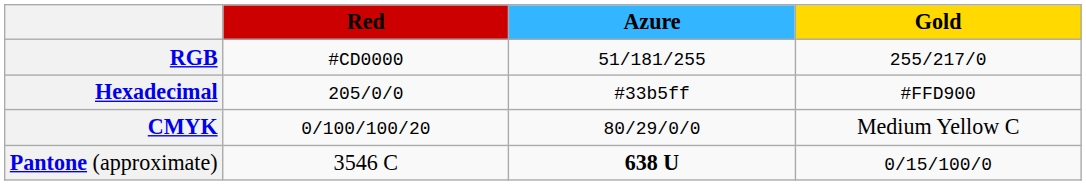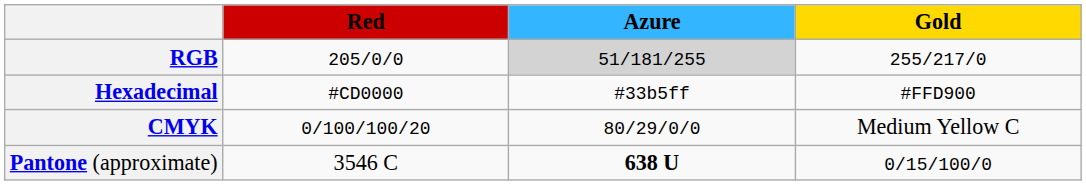(366, 59) #CD0000 -> (366, 59) 205/0/0
(652, 59) no background -> (652, 59) lightgrey background
(366, 94) 205/0/0 -> (366, 94) #CD0000
